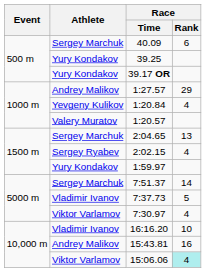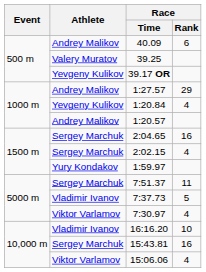(88, 43) Sergey Marchuk -> (85, 43) Andrey Malikov
(85, 59) Yury Kondakov -> (85, 59) Valery Muratov
(85, 74) Yury Kondakov -> (88, 74) Yevgeny Kulikov
(85, 121) Valery Muratov -> (85, 121) Andrey Malikov
(187, 136) 13 -> (187, 136) 16
(85, 152) Sergey Ryabev -> (88, 152) Sergey Marchuk
(187, 183) 14 -> (187, 183) 11
(85, 245) Andrey Malikov -> (88, 245) Sergey Marchuk
(187, 260) paleturquoise background -> (187, 260) no background
